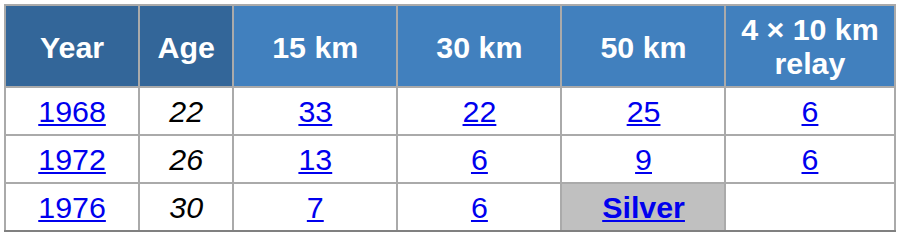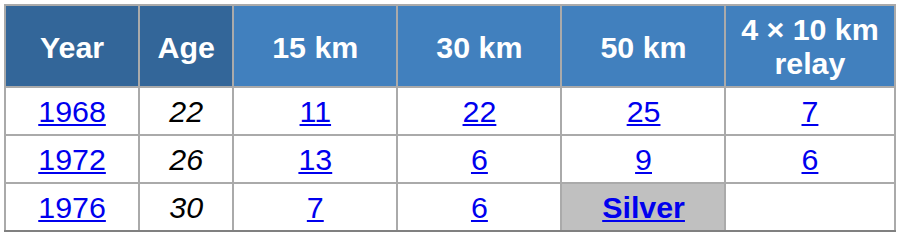(315, 111) 33 -> (315, 111) 11
(810, 111) 6 -> (810, 111) 7
